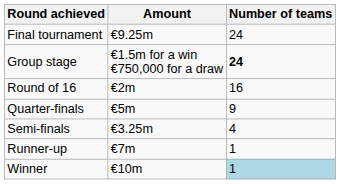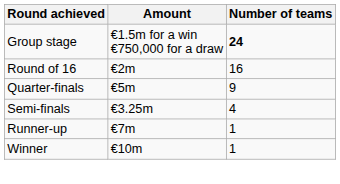- row: (55, 34)
(233, 169) lightblue background -> (233, 149) no background
